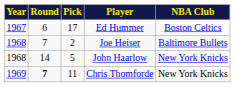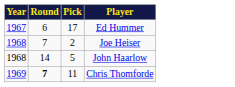- column: (193, 12)
